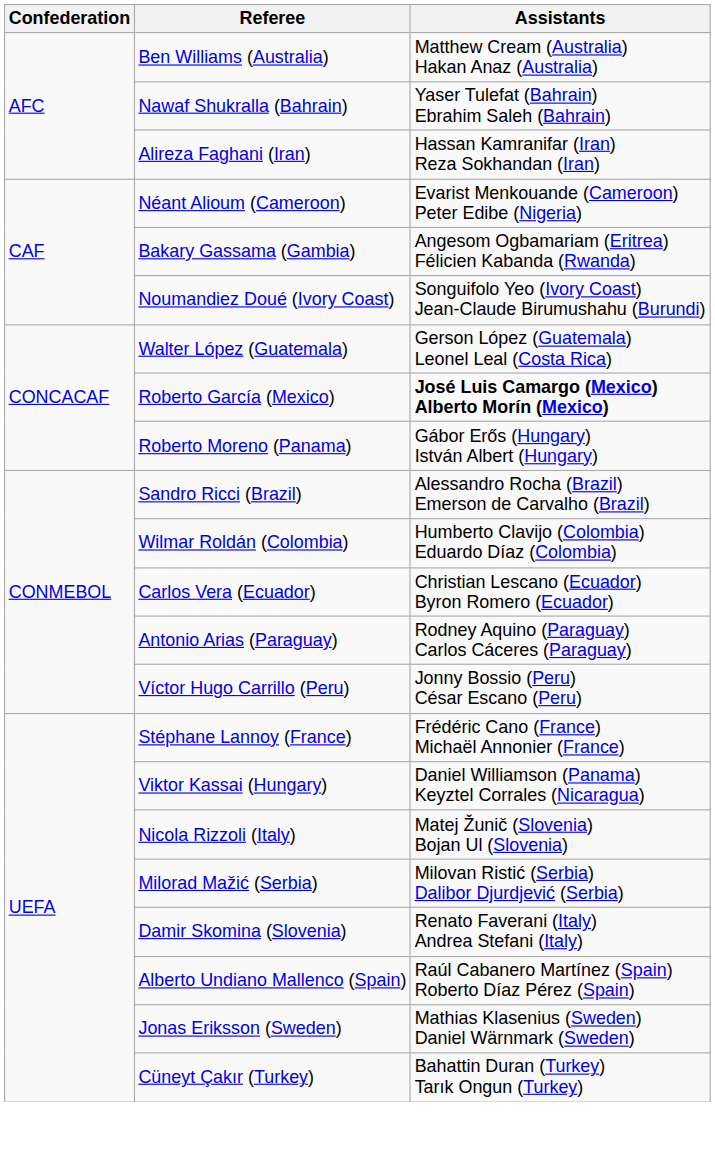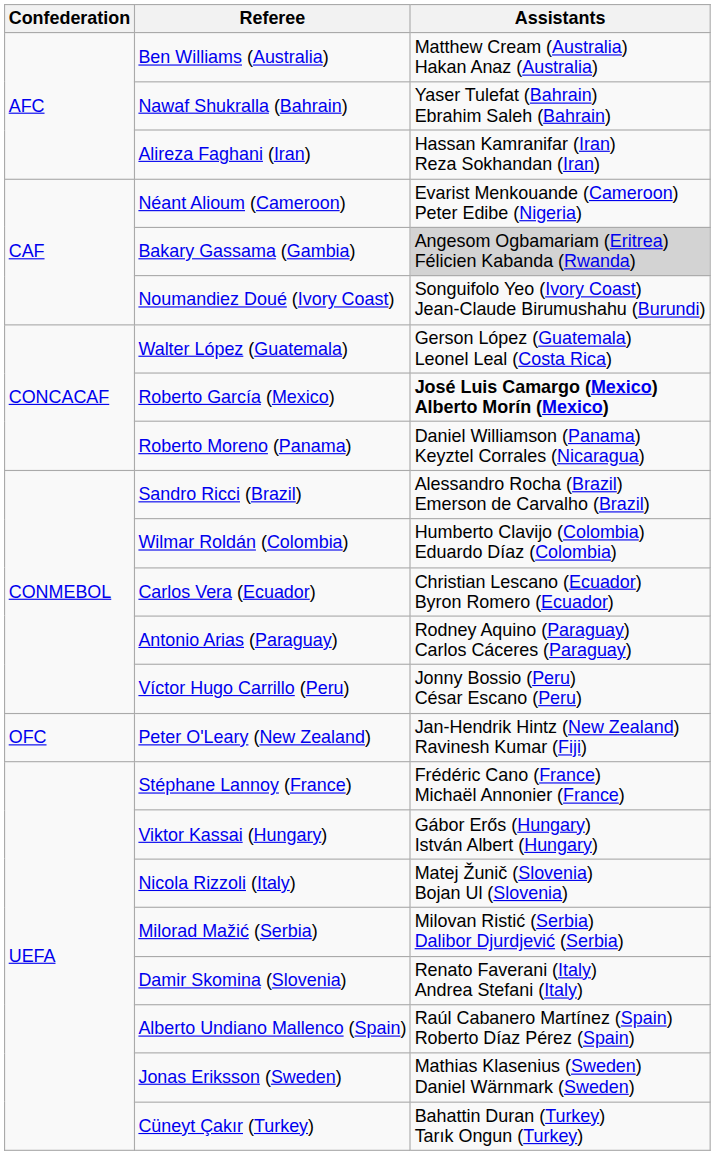(542, 251) no background -> (542, 251) lightgrey background
(506, 445) Gábor Erős (Hungary) István Albert (Hungary) -> (530, 445) Daniel Williamson (Panama) Keyztel Corrales (Nicaragua)
+ row: (255, 737)
(530, 785) Daniel Williamson (Panama) Keyztel Corrales (Nicaragua) -> (506, 834) Gábor Erős (Hungary) István Albert (Hungary)
